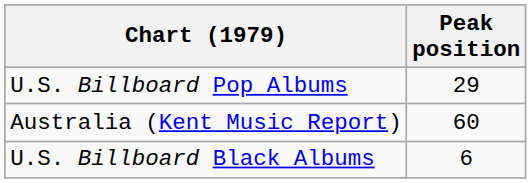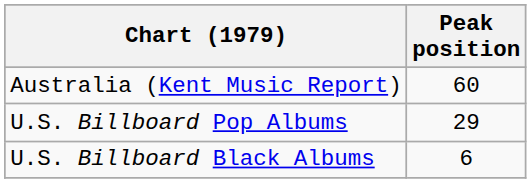rows swapped: (206, 122) <-> (179, 86)
